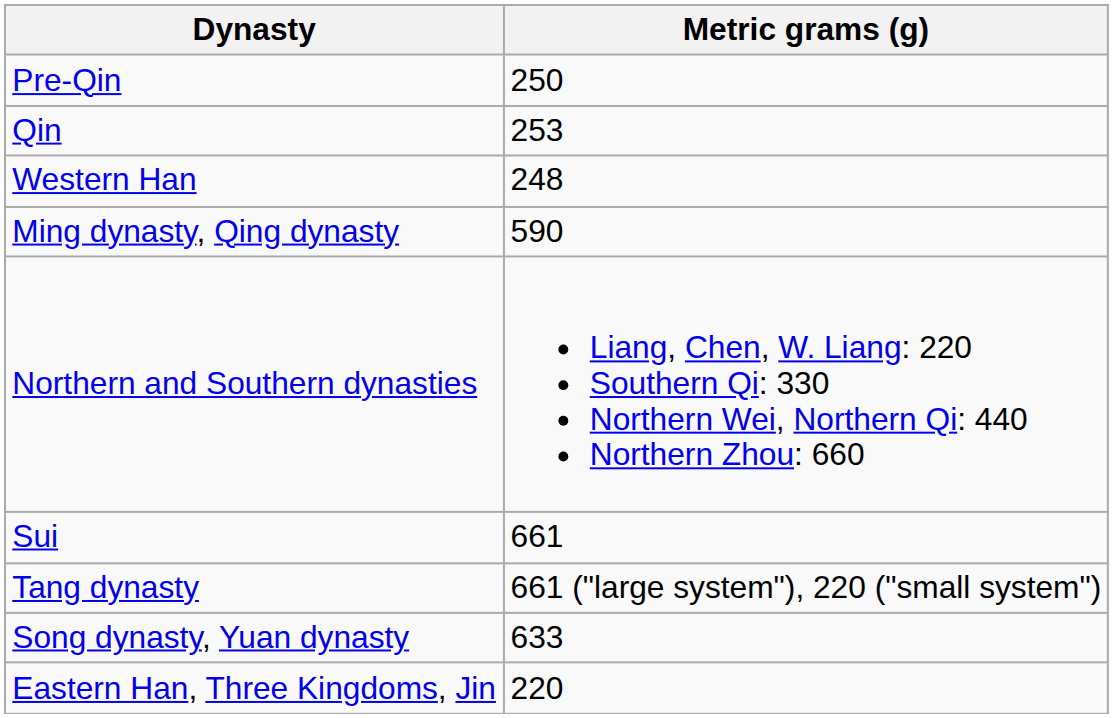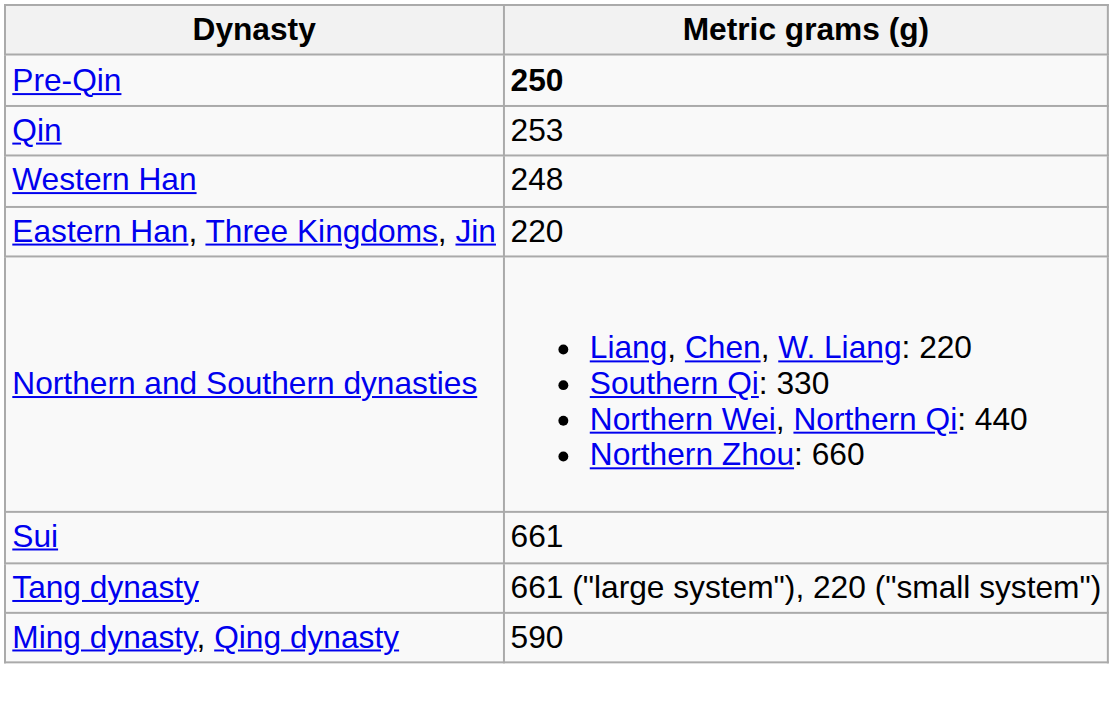(537, 79) normal -> (537, 79) bold
rows swapped: (254, 687) <-> (206, 230)
- row: (211, 637)
